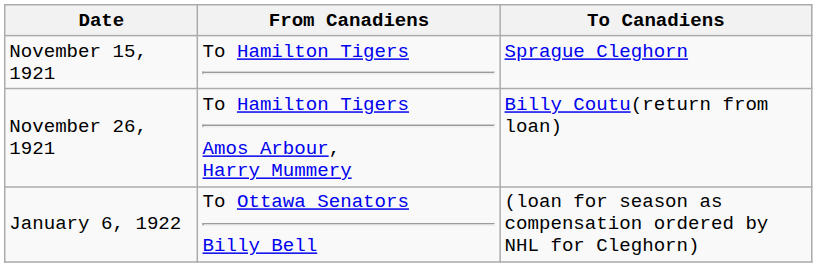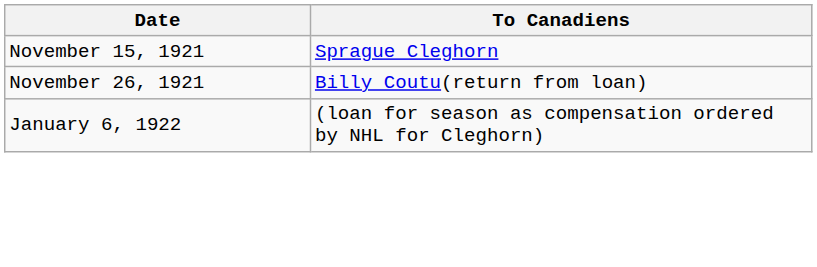- column: (349, 20)
